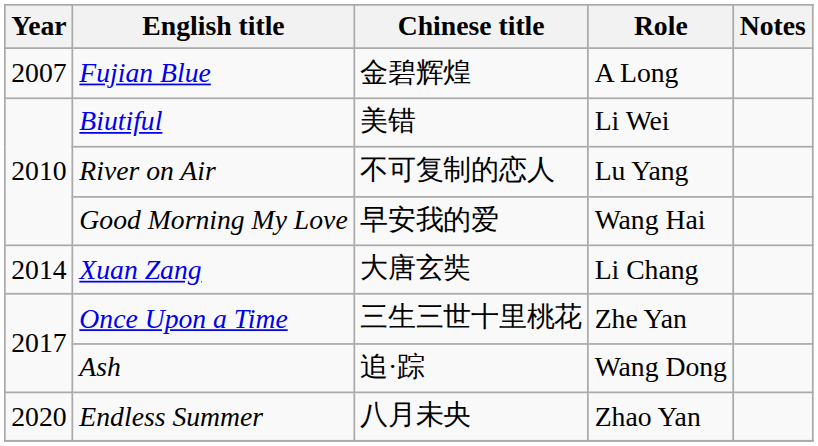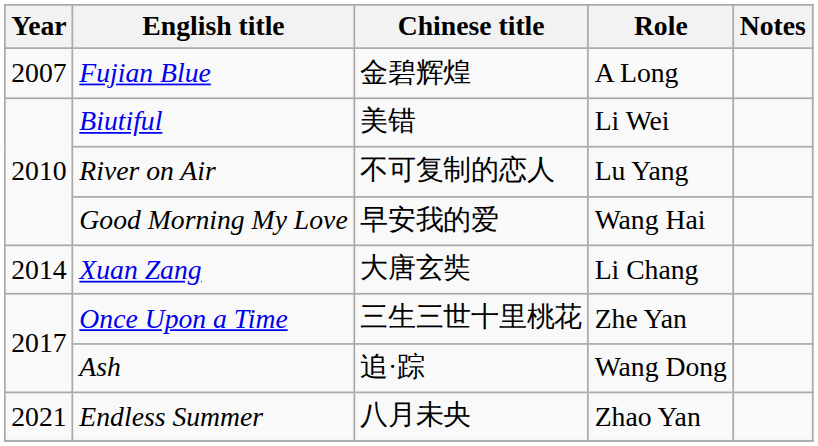(39, 416) 2020 -> (39, 416) 2021
